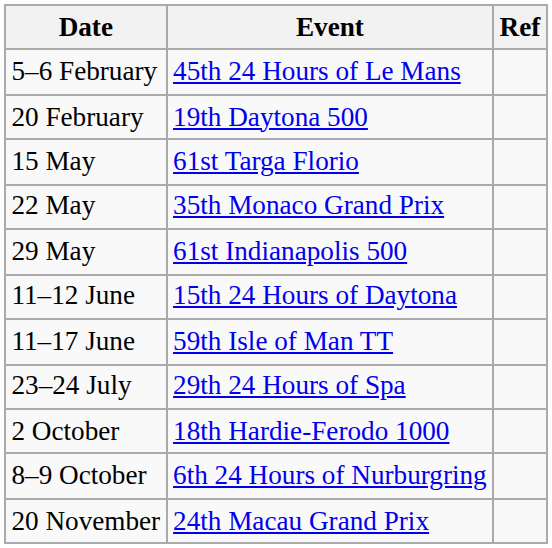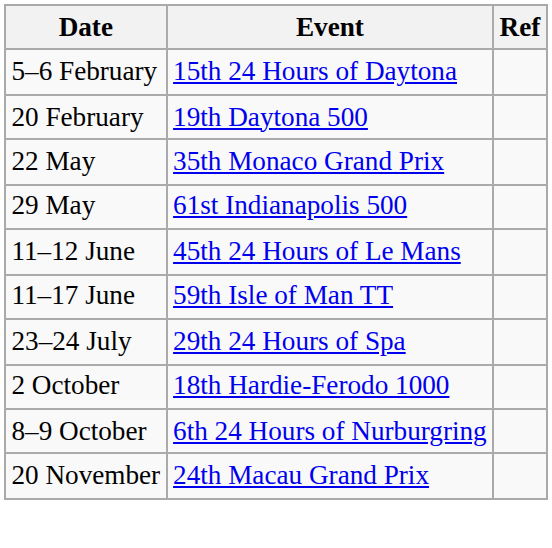(317, 71) 45th 24 Hours of Le Mans -> (315, 71) 15th 24 Hours of Daytona
- row: (53, 161)
(315, 295) 15th 24 Hours of Daytona -> (317, 250) 45th 24 Hours of Le Mans
